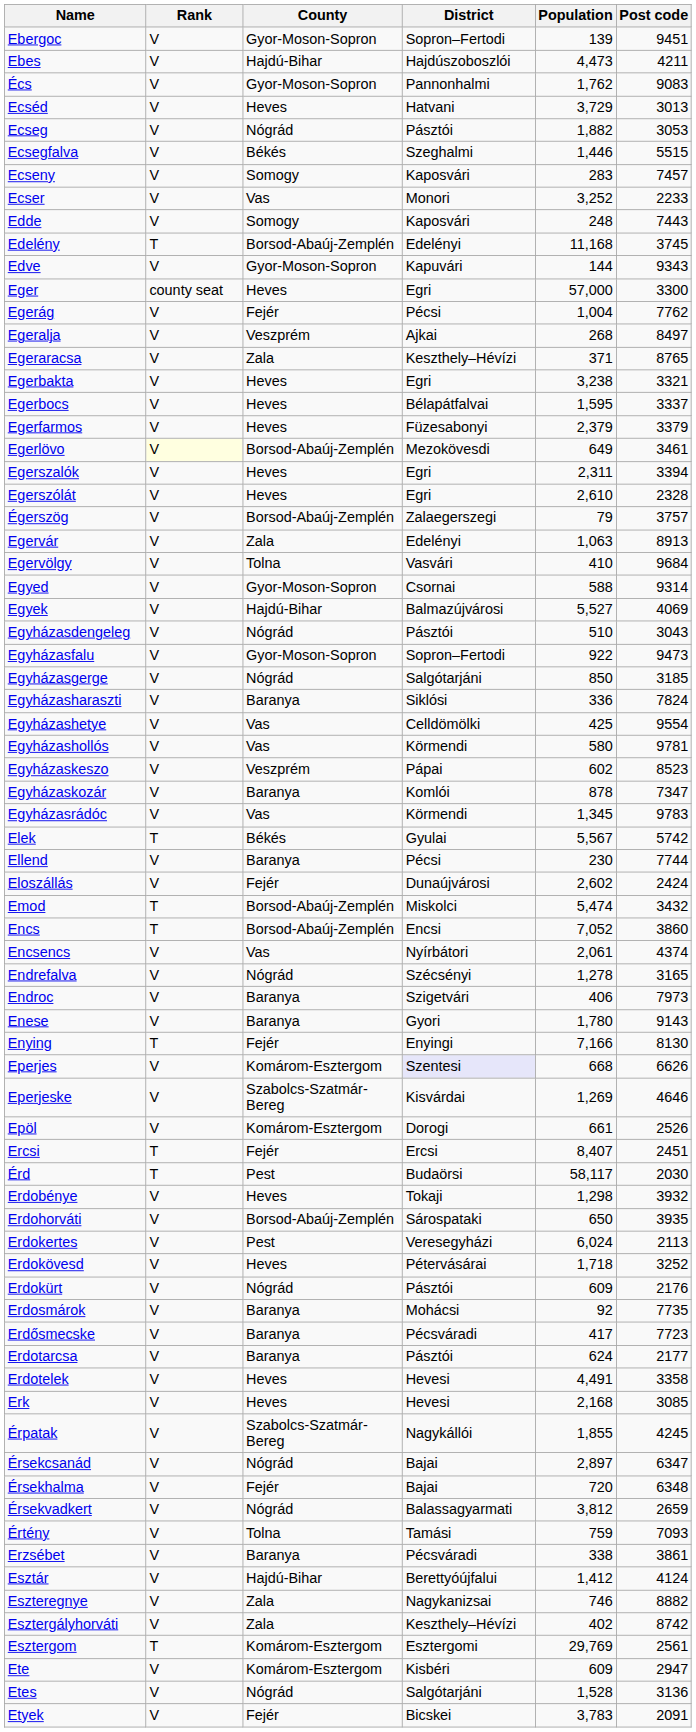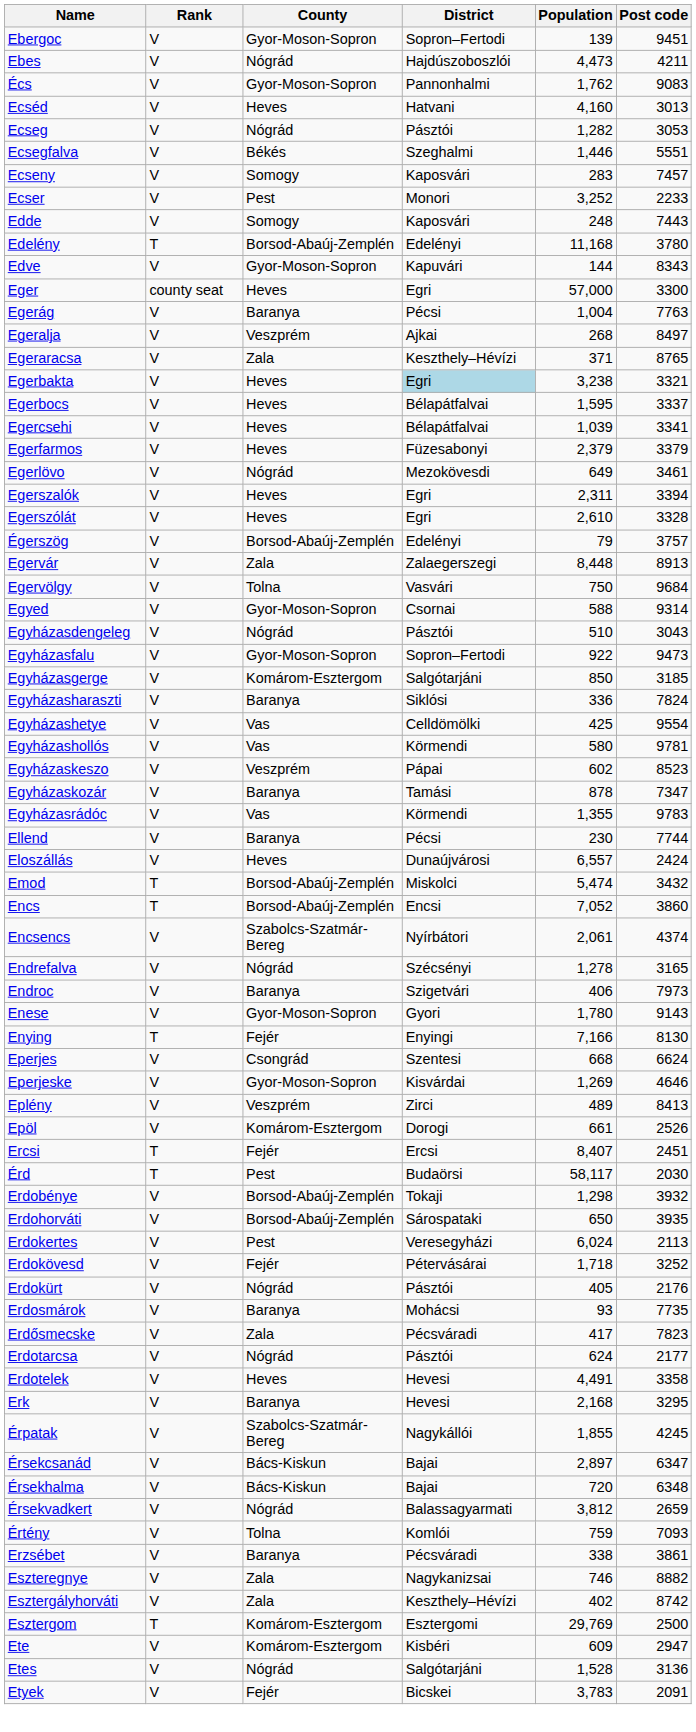(284, 61) Hajdú-Bihar -> (270, 61) Nógrád
(595, 107) 3,729 -> (595, 107) 4,160
(595, 130) 1,882 -> (595, 130) 1,282
(672, 152) 5515 -> (672, 152) 5551
(258, 198) Vas -> (260, 198) Pest
(672, 244) 3745 -> (672, 244) 3780
(672, 267) 9343 -> (672, 267) 8343
(262, 312) Fejér -> (273, 312) Baranya
(672, 312) 7762 -> (672, 312) 7763
(418, 381) no background -> (418, 381) lightblue background
+ row: (40, 426)
(154, 449) lightyellow background -> (154, 472) no background
(320, 449) Borsod-Abaúj-Zemplén -> (270, 472) Nógrád
(672, 495) 2328 -> (672, 518) 3328
(451, 518) Zalaegerszegi -> (433, 541) Edelényi
(433, 541) Edelényi -> (451, 564) Zalaegerszegi
(595, 541) 1,063 -> (595, 564) 8,448
(601, 564) 410 -> (601, 586) 750
- row: (28, 609)
(270, 678) Nógrád -> (314, 678) Komárom-Esztergom
(428, 792) Komlói -> (428, 792) Tamási
(595, 815) 1,345 -> (595, 815) 1,355
- row: (22, 838)
(262, 883) Fejér -> (266, 860) Heves
(595, 883) 2,602 -> (595, 860) 6,557
(258, 952) Vas -> (307, 937) Szabolcs-Szatmár-Bereg
(273, 1020) Baranya -> (311, 1014) Gyor-Moson-Sopron
(314, 1066) Komárom-Esztergom -> (277, 1059) Csongrád
(433, 1066) lavender background -> (433, 1059) no background
(672, 1066) 6626 -> (672, 1059) 6624
(307, 1097) Szabolcs-Szatmár-Bereg -> (311, 1082) Gyor-Moson-Sopron
+ row: (30, 1105)
(266, 1196) Heves -> (320, 1196) Borsod-Abaúj-Zemplén
(266, 1265) Heves -> (262, 1265) Fejér
(601, 1288) 609 -> (601, 1288) 405
(605, 1311) 92 -> (605, 1311) 93
(273, 1333) Baranya -> (260, 1333) Zala
(672, 1333) 7723 -> (672, 1333) 7823
(273, 1356) Baranya -> (270, 1356) Nógrád
(266, 1402) Heves -> (273, 1402) Baranya
(672, 1402) 3085 -> (672, 1402) 3295
(270, 1464) Nógrád -> (286, 1464) Bács-Kiskun
(262, 1487) Fejér -> (286, 1487) Bács-Kiskun
(428, 1532) Tamási -> (428, 1532) Komlói
- row: (28, 1578)
(672, 1646) 2561 -> (672, 1624) 2500
